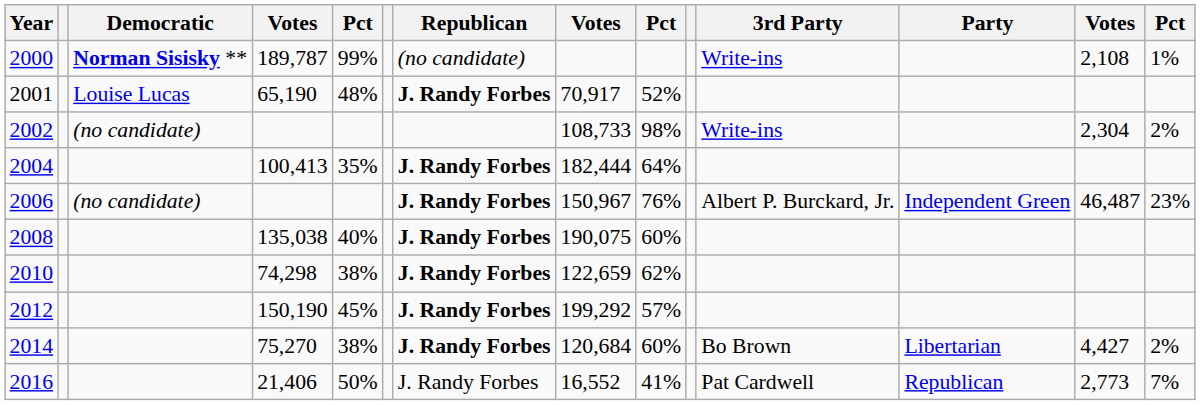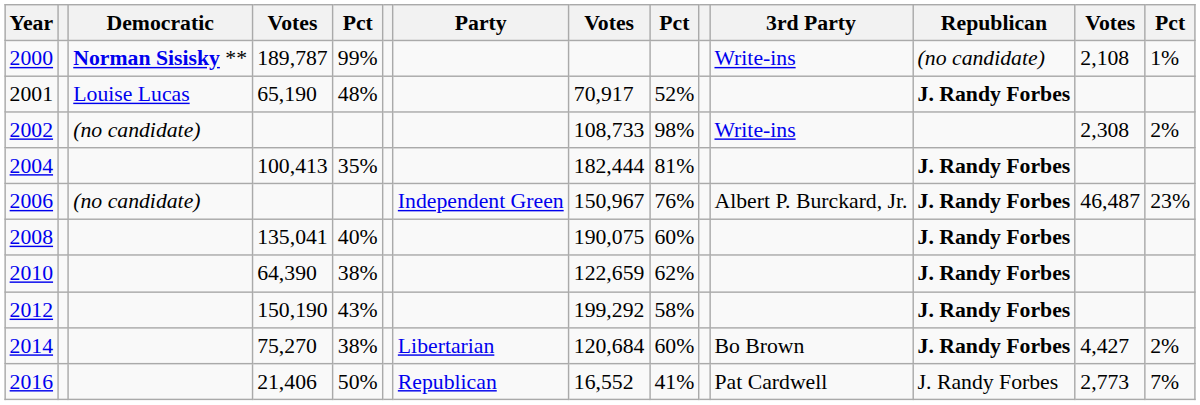columns swapped: (474, 22) <-> (987, 22)
(1105, 129) 2,304 -> (1105, 129) 2,308
(661, 165) 64% -> (674, 165) 81%
(292, 237) 135,038 -> (292, 237) 135,041
(287, 273) 74,298 -> (287, 273) 64,390
(358, 309) 45% -> (358, 309) 43%
(661, 309) 57% -> (674, 309) 58%
